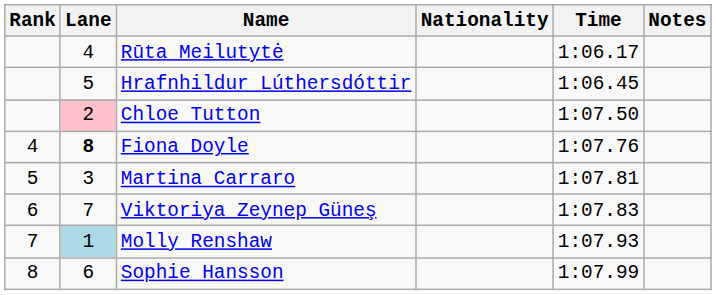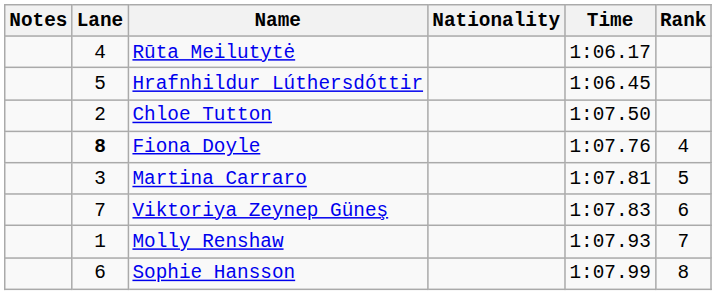columns swapped: (33, 21) <-> (677, 21)
(88, 115) pink background -> (100, 115) no background
(88, 242) lightblue background -> (100, 242) no background
